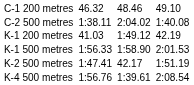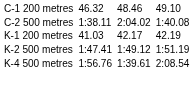(134, 36) 1:49.12 -> (130, 36) 42.17
- row: (38, 50)
(130, 64) 42.17 -> (134, 50) 1:49.12
